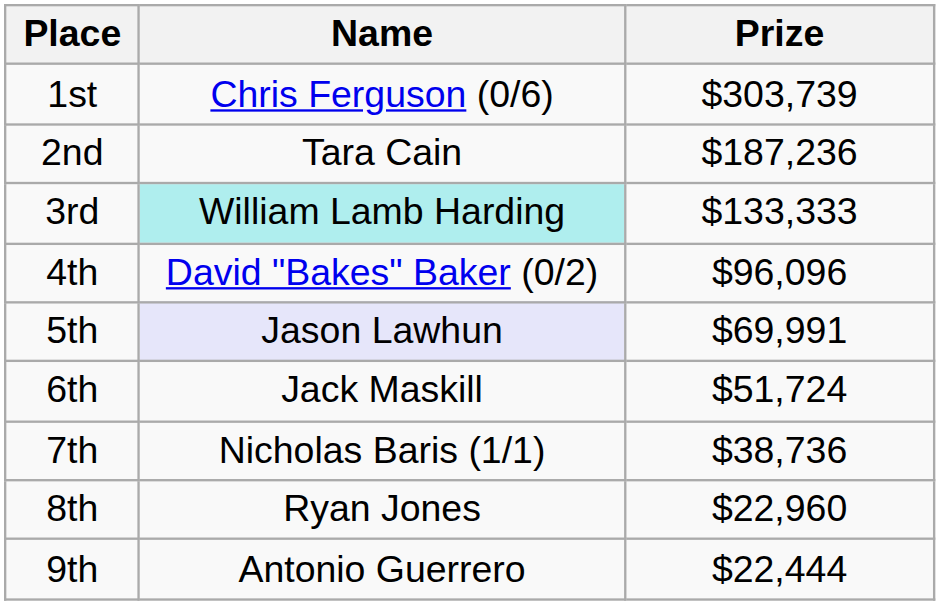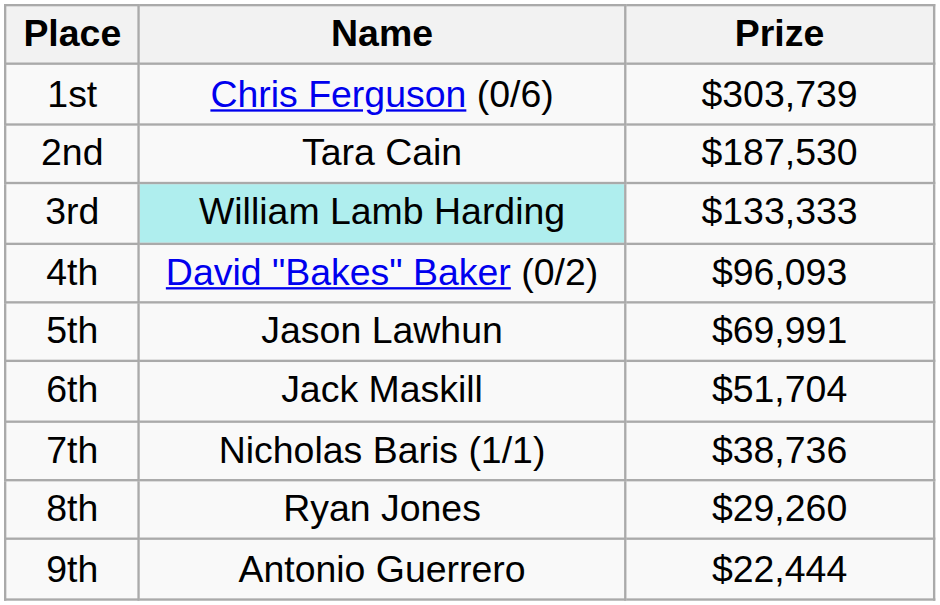(780, 152) $187,236 -> (780, 152) $187,530
(780, 271) $96,096 -> (780, 271) $96,093
(382, 331) lavender background -> (382, 331) no background
(780, 390) $51,724 -> (780, 390) $51,704
(780, 509) $22,960 -> (780, 509) $29,260
